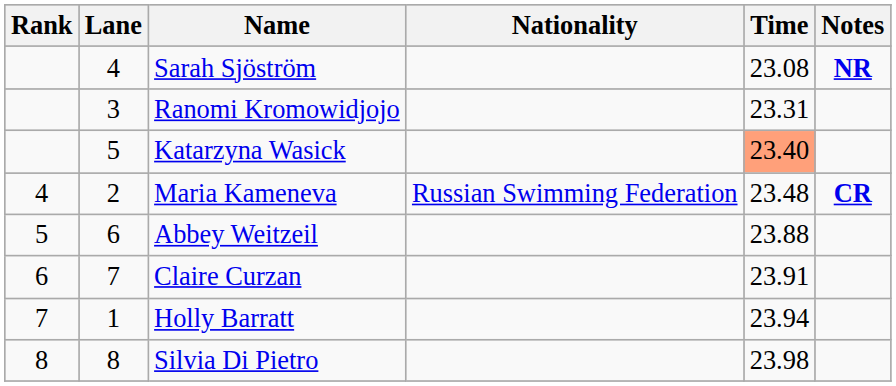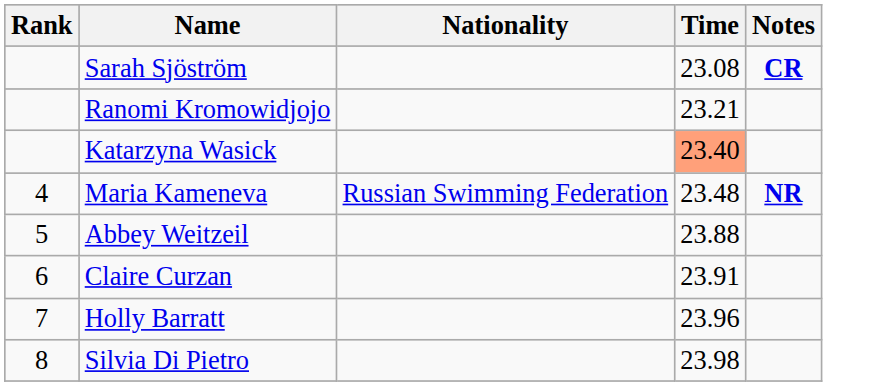- column: (113, 25)
(853, 67) NR -> (783, 67) CR
(779, 109) 23.31 -> (710, 109) 23.21
(853, 192) CR -> (783, 192) NR
(779, 318) 23.94 -> (710, 318) 23.96
